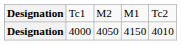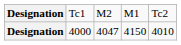(107, 31) 4050 -> (107, 31) 4047
